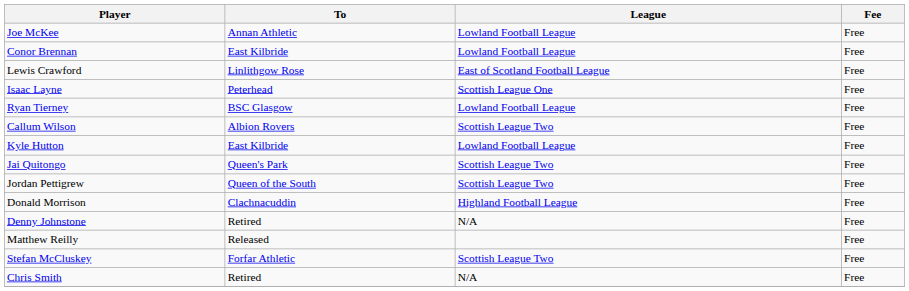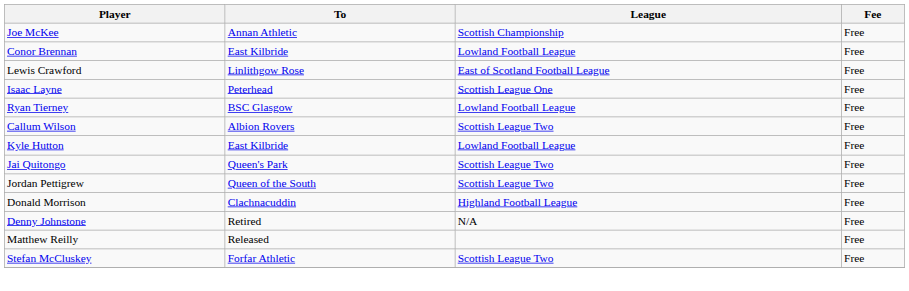(517, 32) Lowland Football League -> (511, 32) Scottish Championship
- row: (34, 277)
